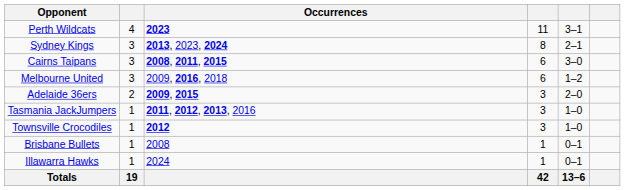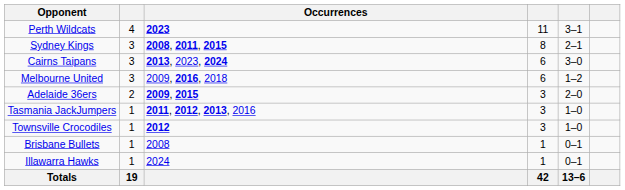(187, 45) 2013, 2023, 2024 -> (187, 45) 2008, 2011, 2015
(187, 62) 2008, 2011, 2015 -> (187, 62) 2013, 2023, 2024
